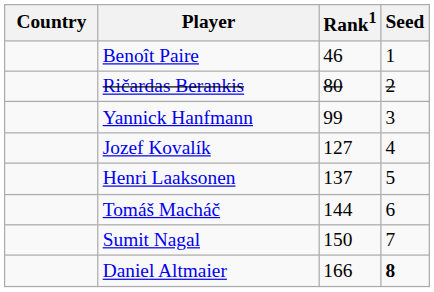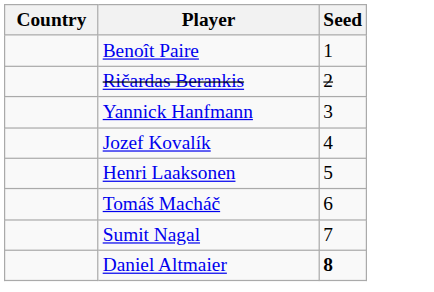- column: (350, 22)
